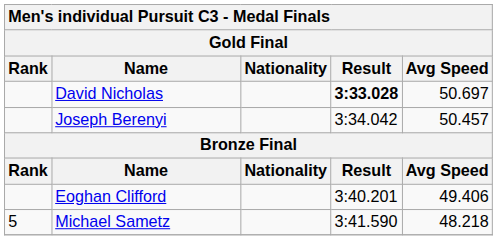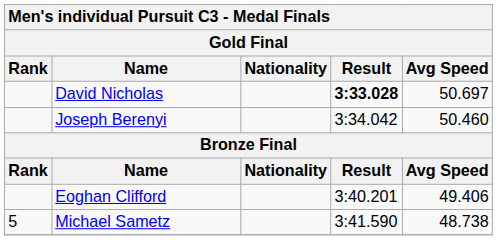(464, 119) 50.457 -> (464, 119) 50.460
(464, 222) 48.218 -> (464, 222) 48.738
